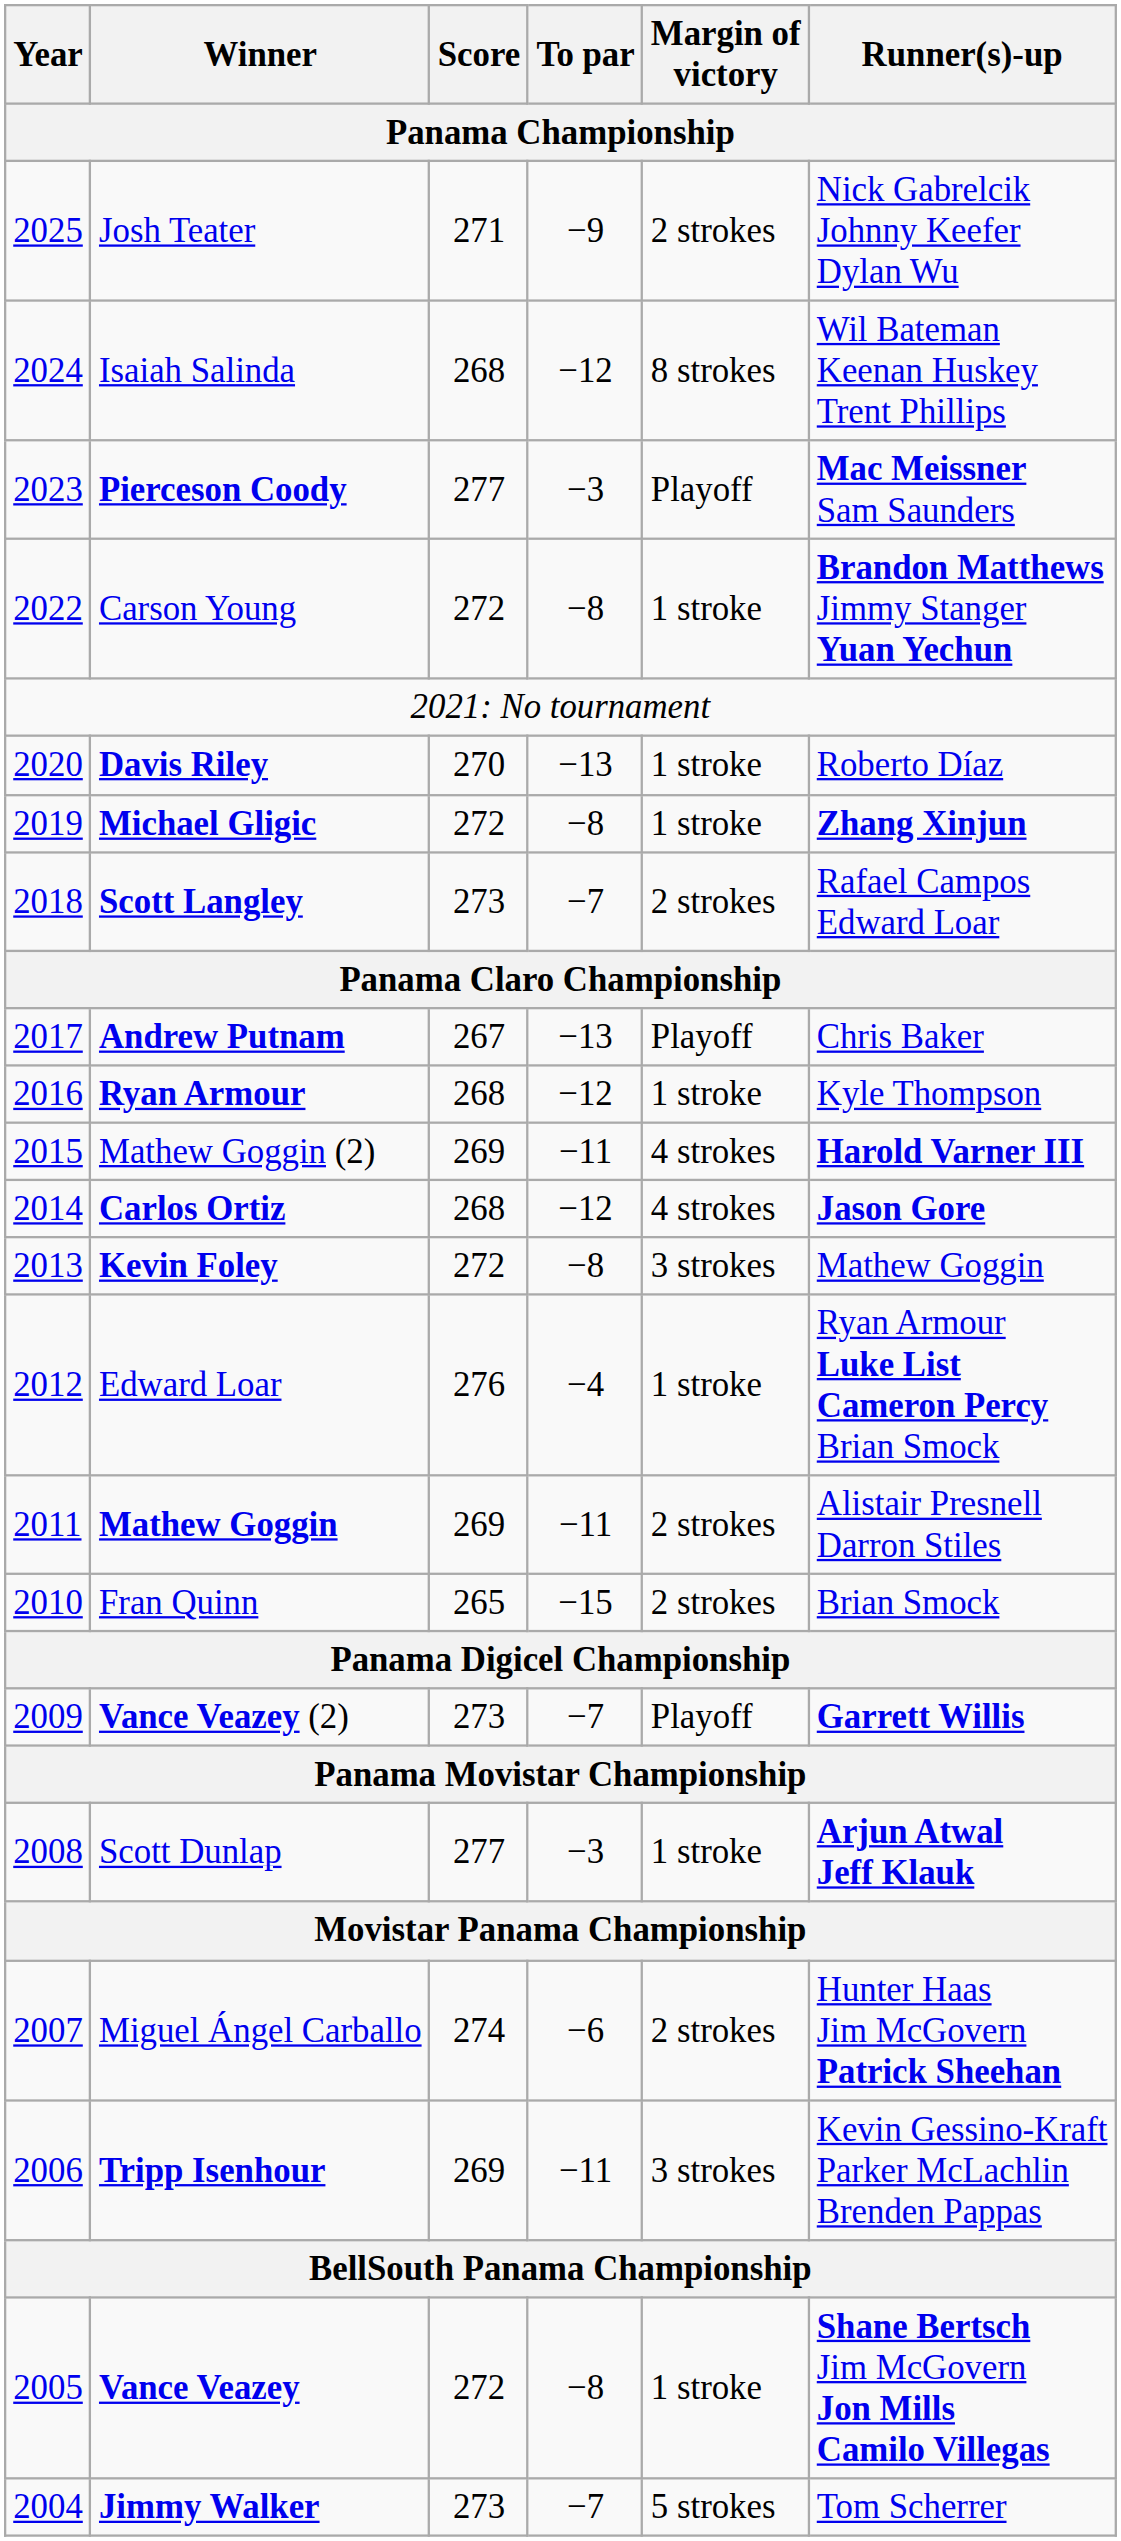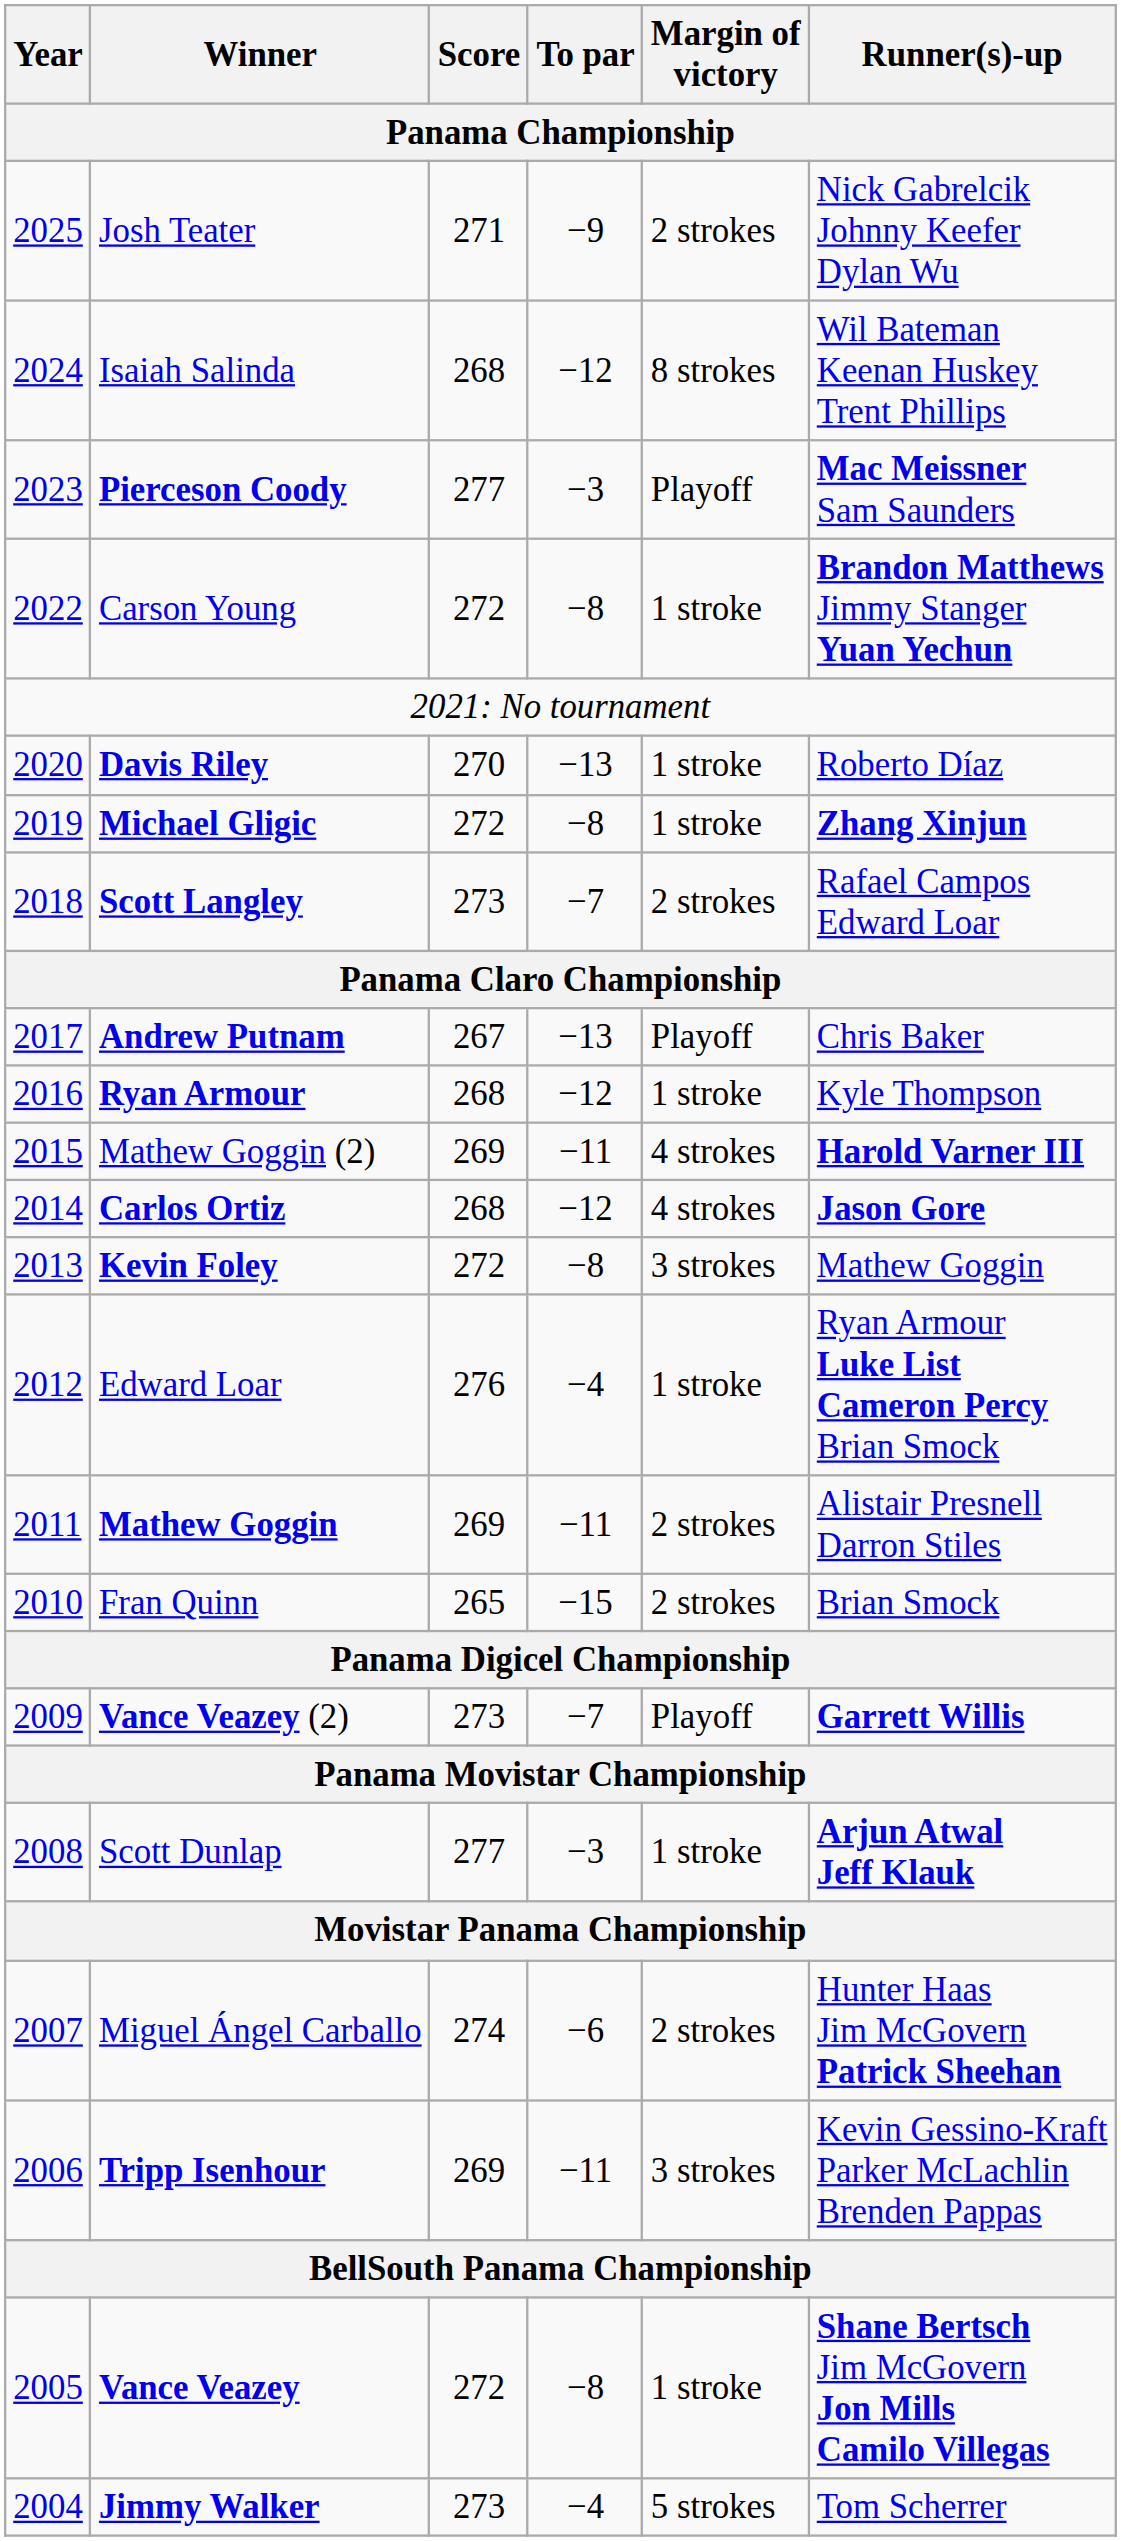(586, 2506) −7 -> (586, 2506) −4
